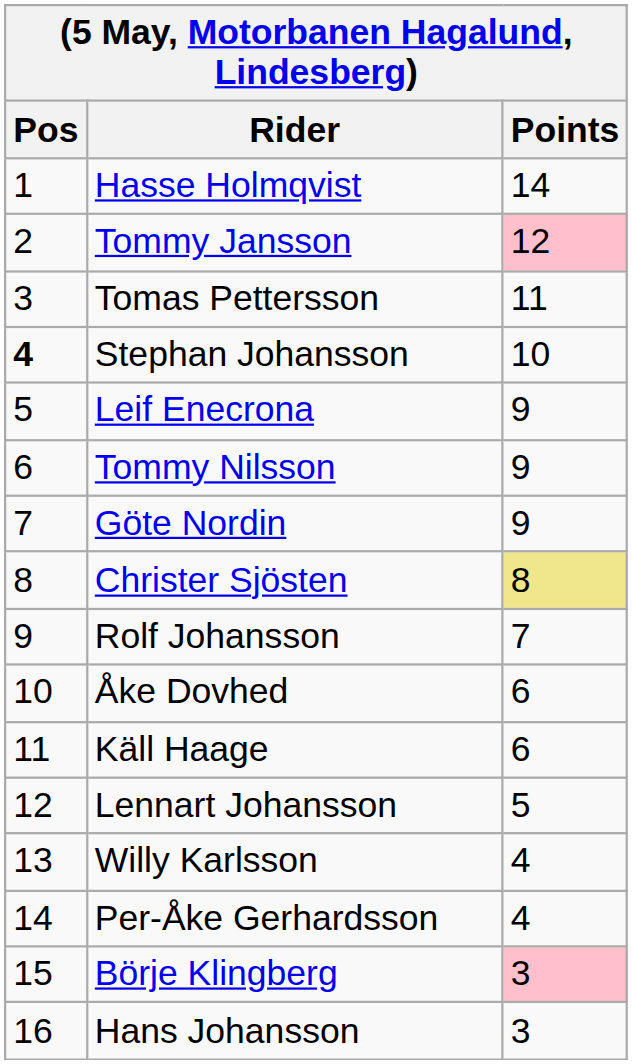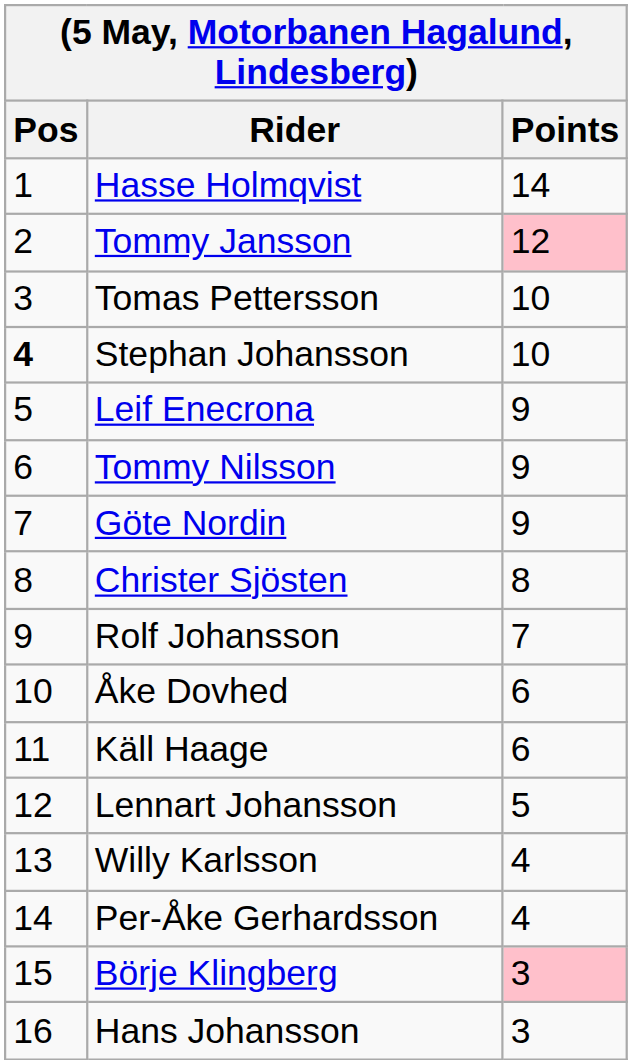(529, 297) 11 -> (531, 297) 10
(521, 579) khaki background -> (521, 579) no background
